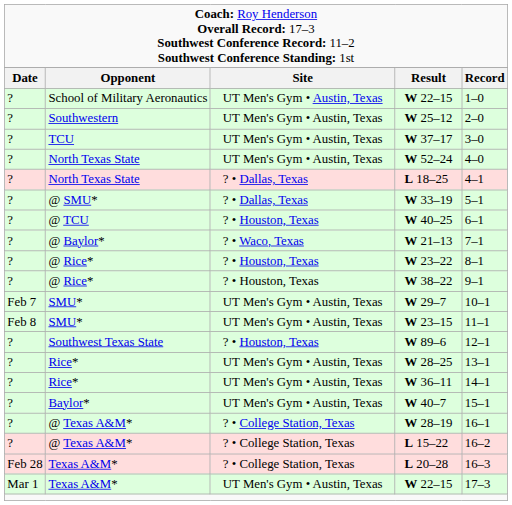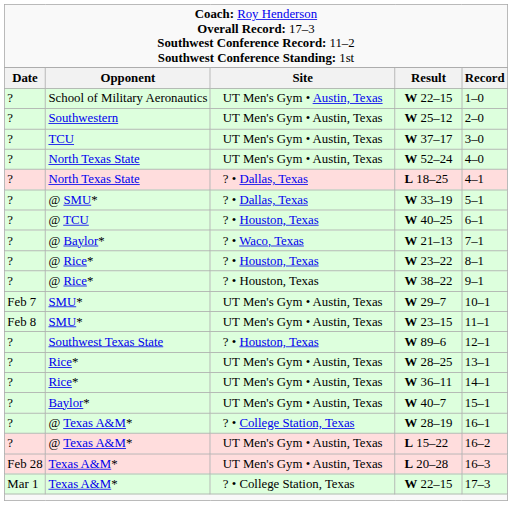(289, 443) ? • College Station, Texas -> (303, 443) UT Men's Gym • Austin, Texas
(289, 463) ? • College Station, Texas -> (303, 463) UT Men's Gym • Austin, Texas
(303, 484) UT Men's Gym • Austin, Texas -> (289, 484) ? • College Station, Texas
